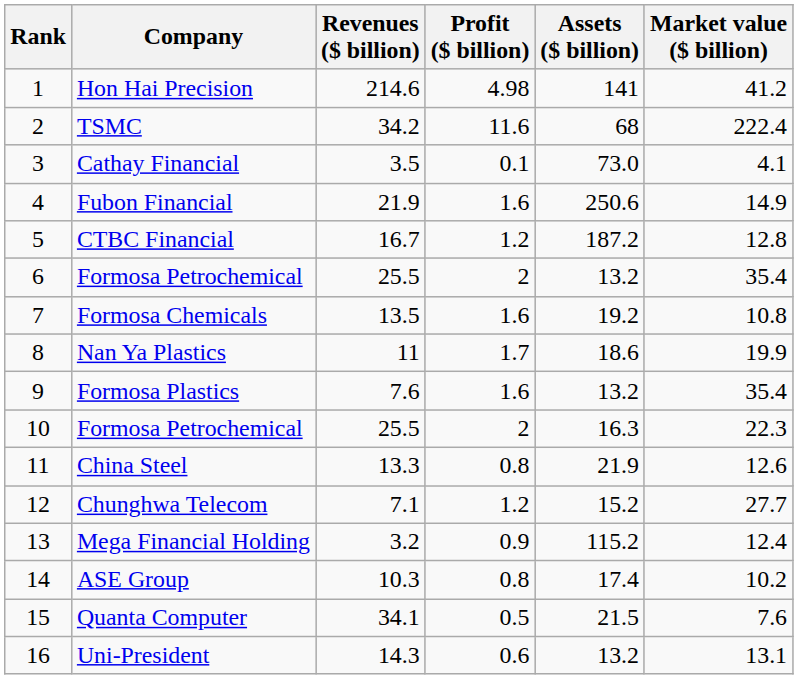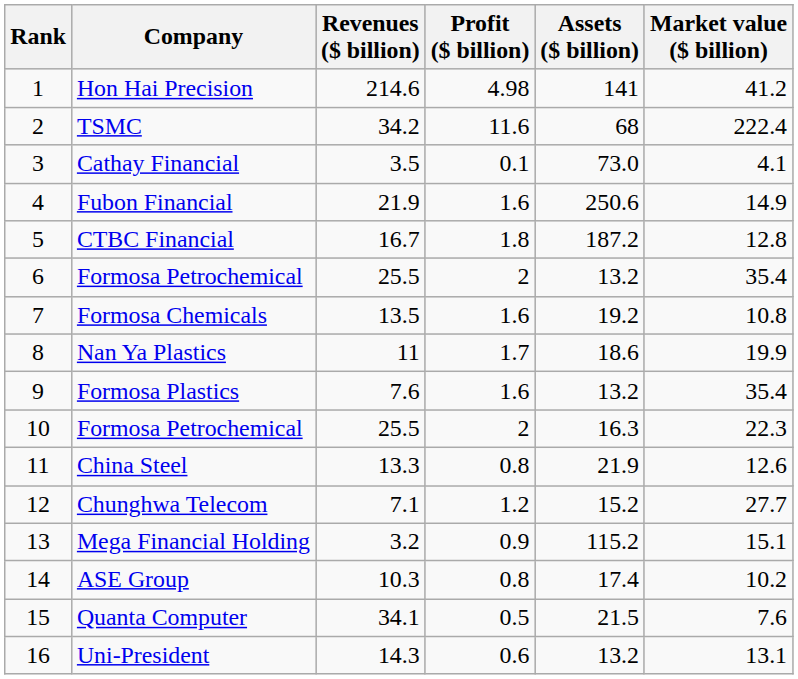(514, 239) 1.2 -> (514, 239) 1.8
(766, 541) 12.4 -> (766, 541) 15.1
